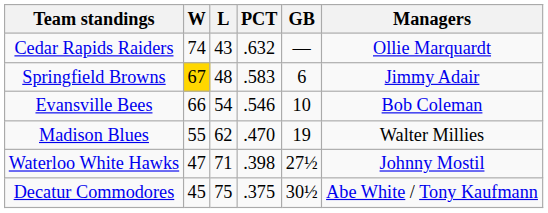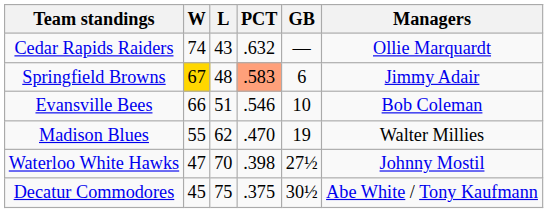(259, 76) no background -> (259, 76) lightsalmon background
(223, 105) 54 -> (223, 105) 51
(223, 163) 71 -> (223, 163) 70
